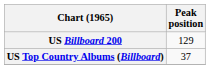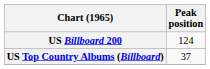(186, 40) 129 -> (186, 40) 124
